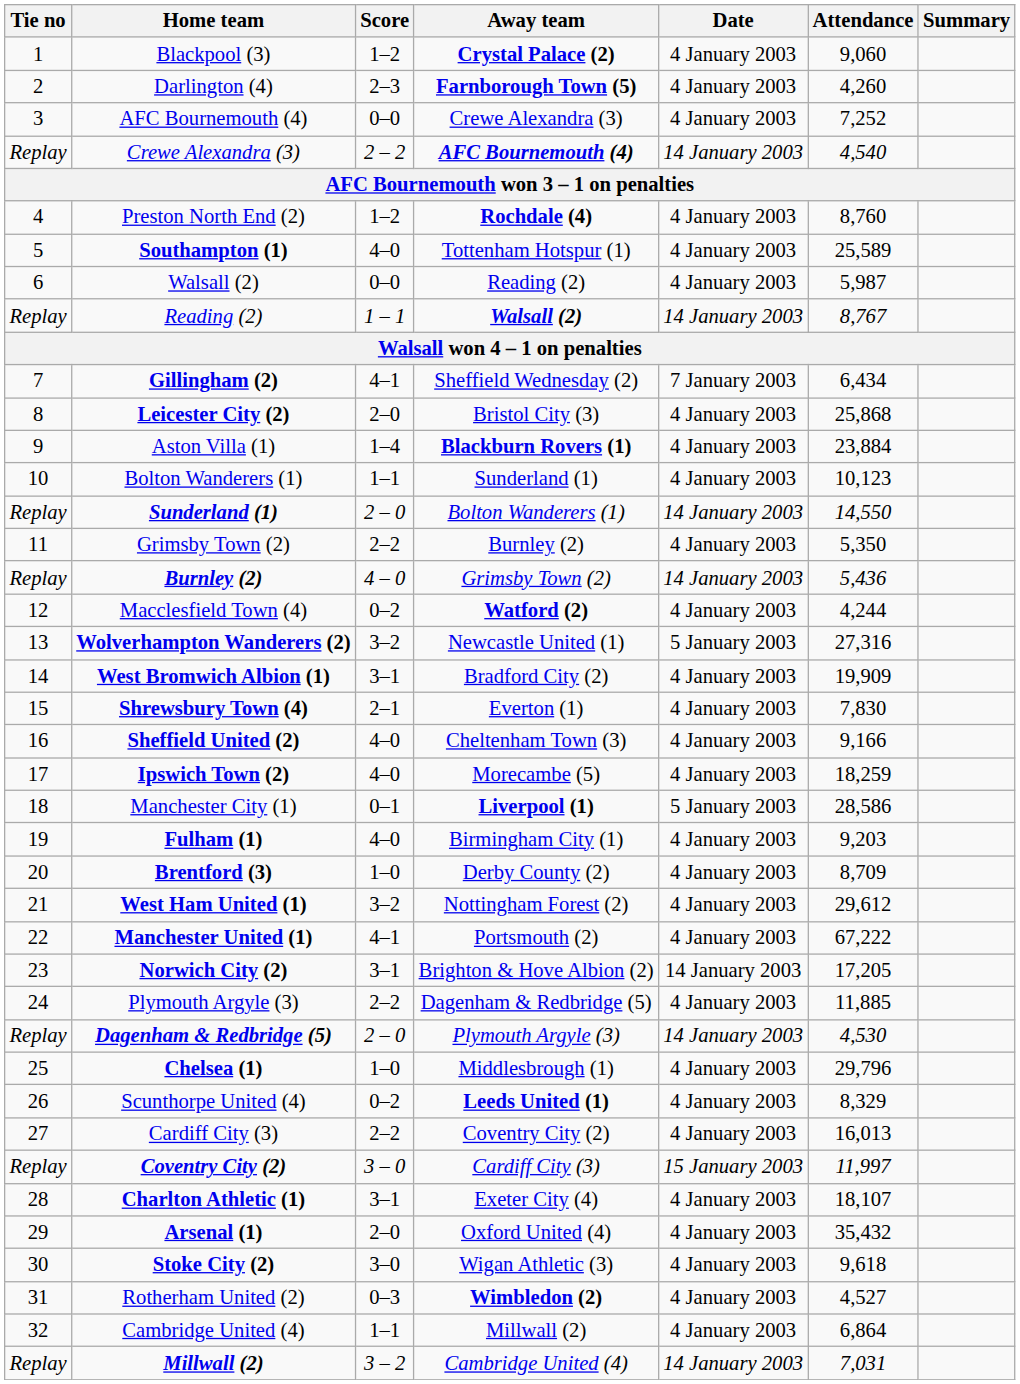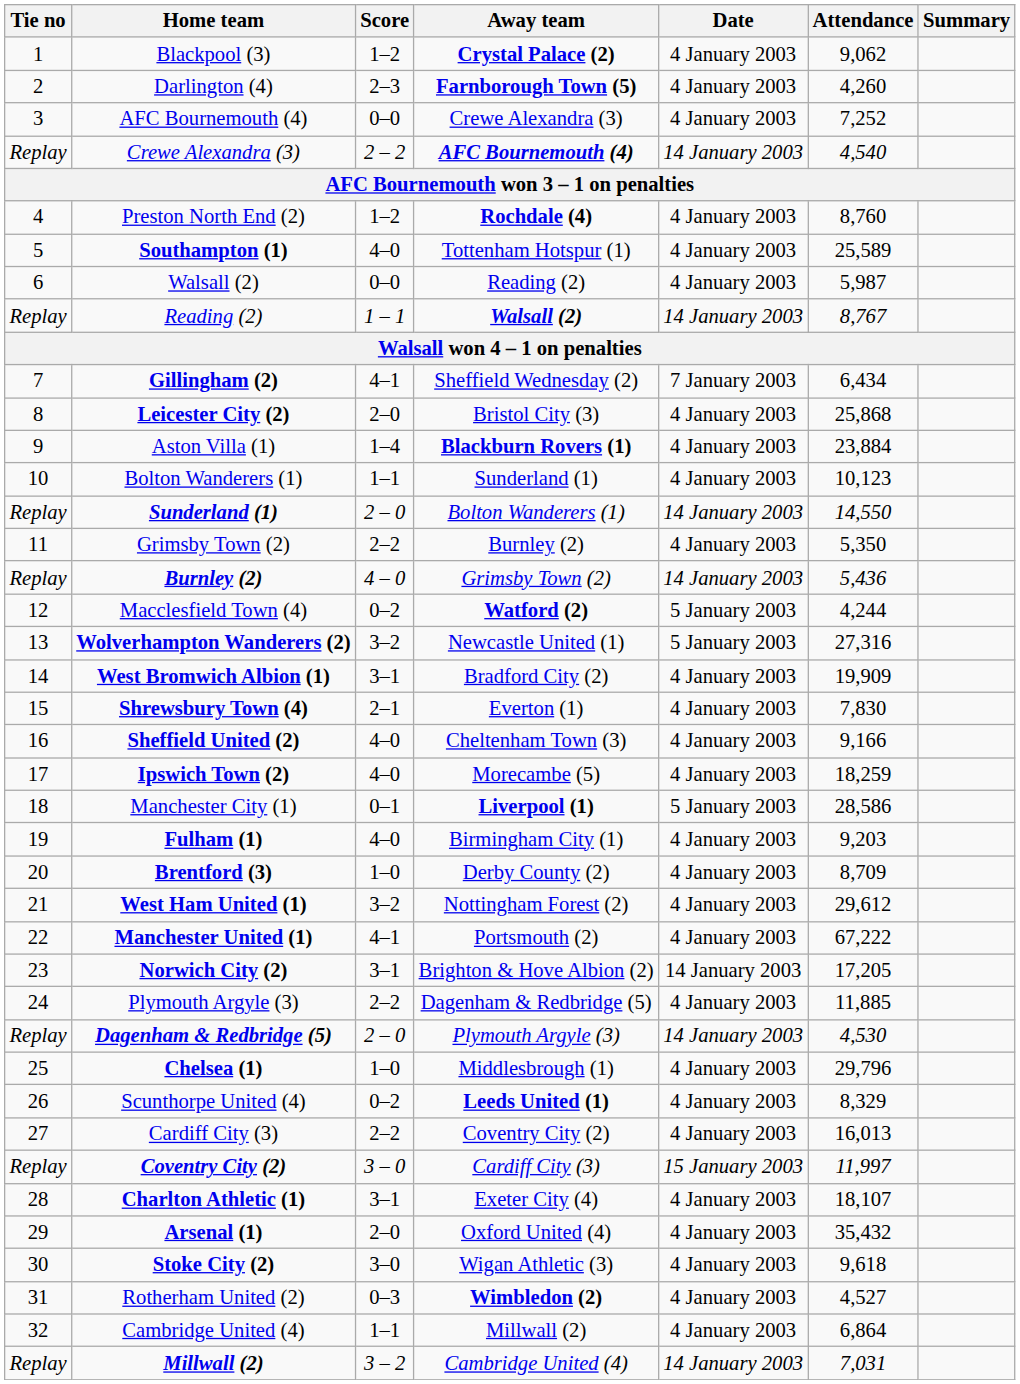(863, 53) 9,060 -> (863, 53) 9,062
(733, 610) 4 January 2003 -> (733, 610) 5 January 2003
